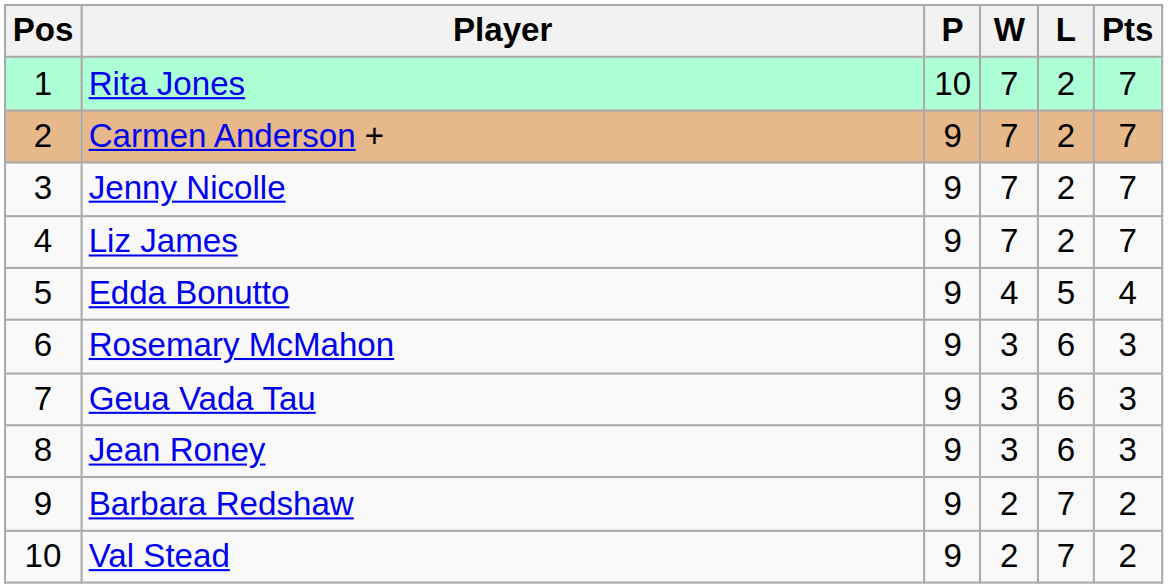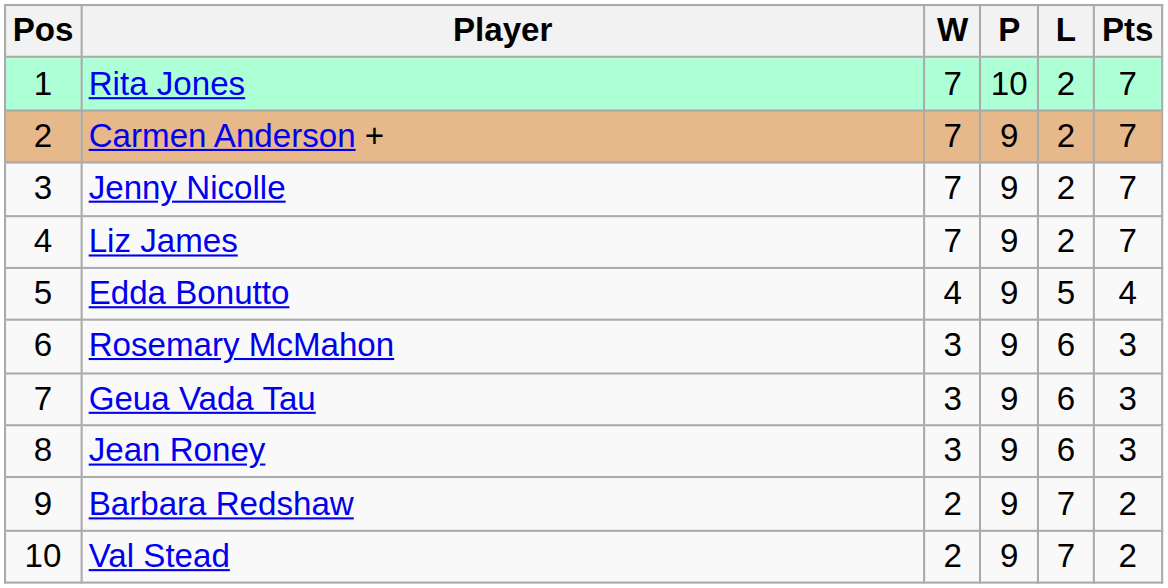columns swapped: (953, 30) <-> (1009, 30)
